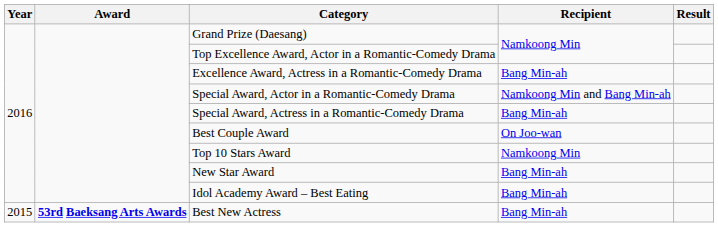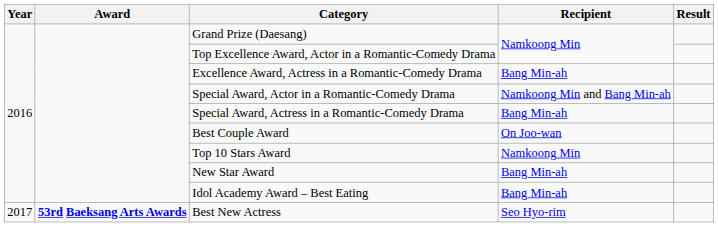(20, 212) 2015 -> (20, 212) 2017
(534, 212) Bang Min-ah -> (533, 212) Seo Hyo-rim
